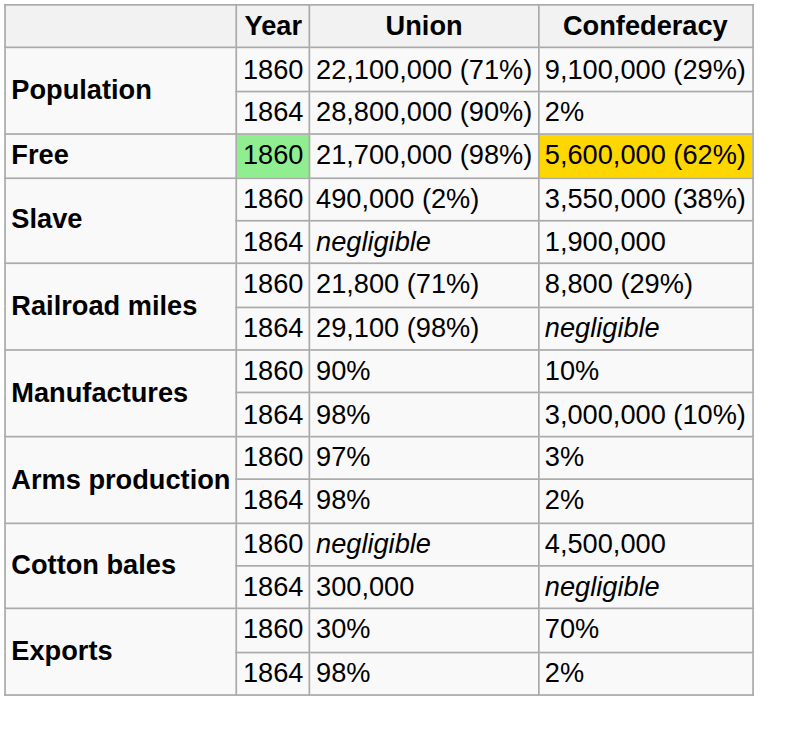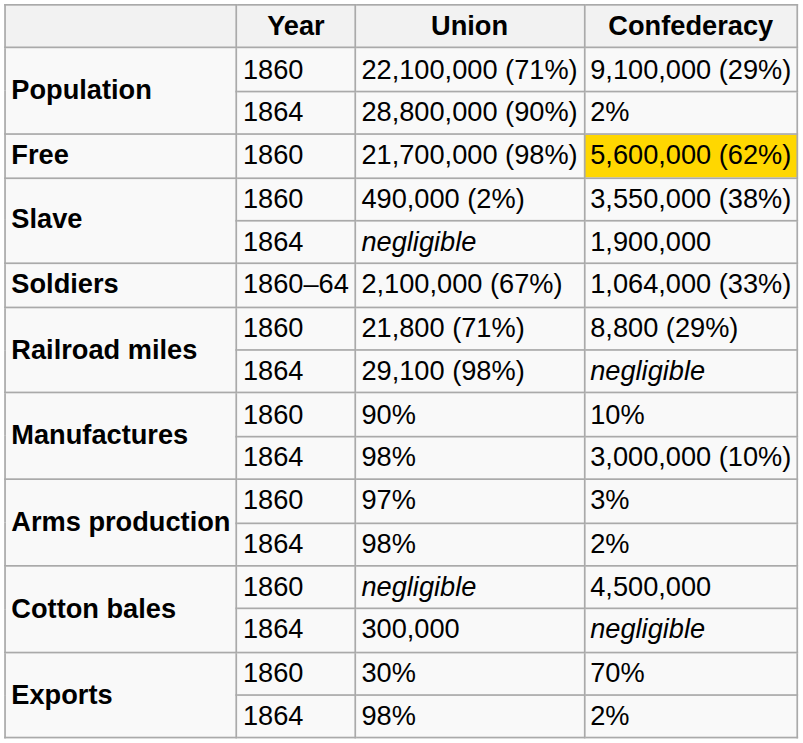(273, 155) lightgreen background -> (273, 155) no background
+ row: (65, 284)
